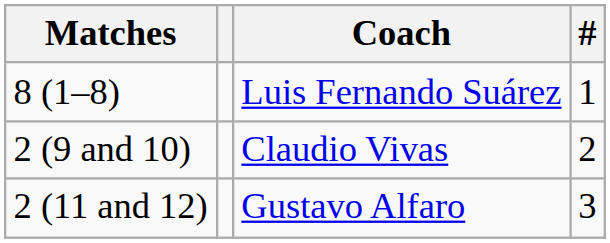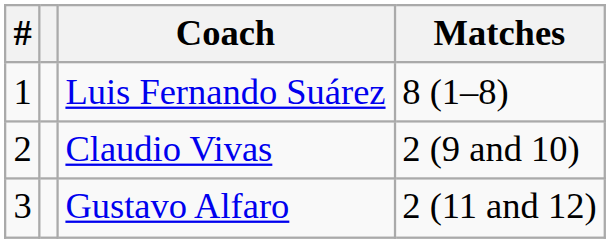columns swapped: (587, 33) <-> (111, 33)
